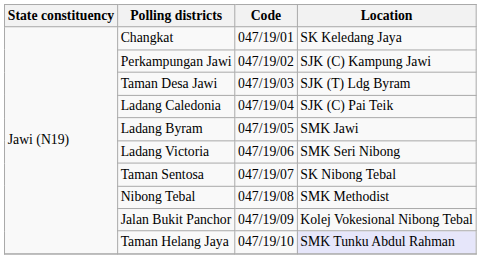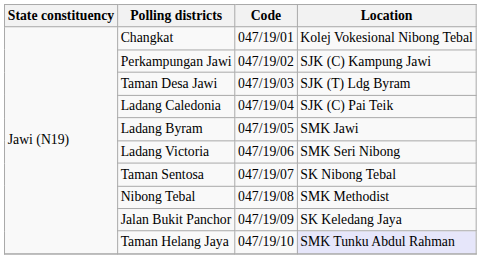(351, 38) SK Keledang Jaya -> (387, 38) Kolej Vokesional Nibong Tebal
(387, 219) Kolej Vokesional Nibong Tebal -> (351, 219) SK Keledang Jaya
